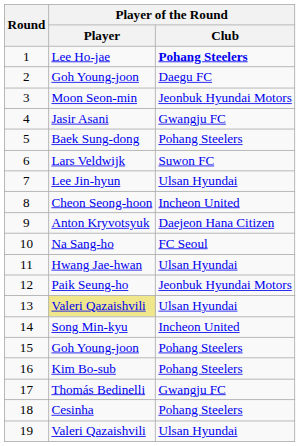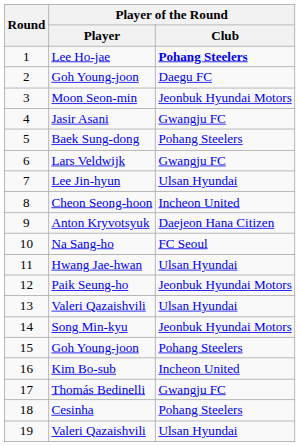(186, 160) Suwon FC -> (192, 160) Gwangju FC
(99, 306) khaki background -> (99, 306) no background
(199, 327) Incheon United -> (225, 327) Jeonbuk Hyundai Motors
(200, 368) Pohang Steelers -> (199, 368) Incheon United
